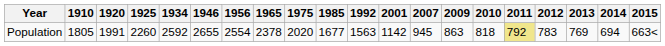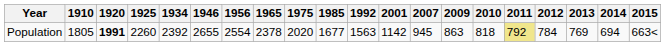(112, 32) normal -> (112, 32) bold
(175, 32) 2592 -> (175, 32) 2392
(547, 32) 783 -> (547, 32) 784
